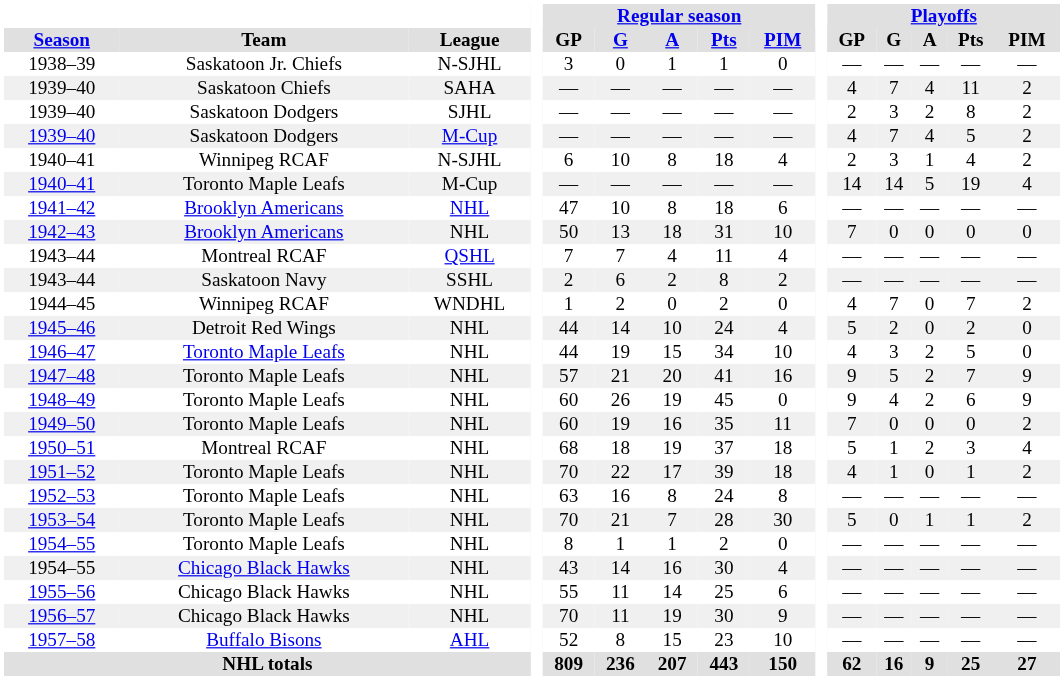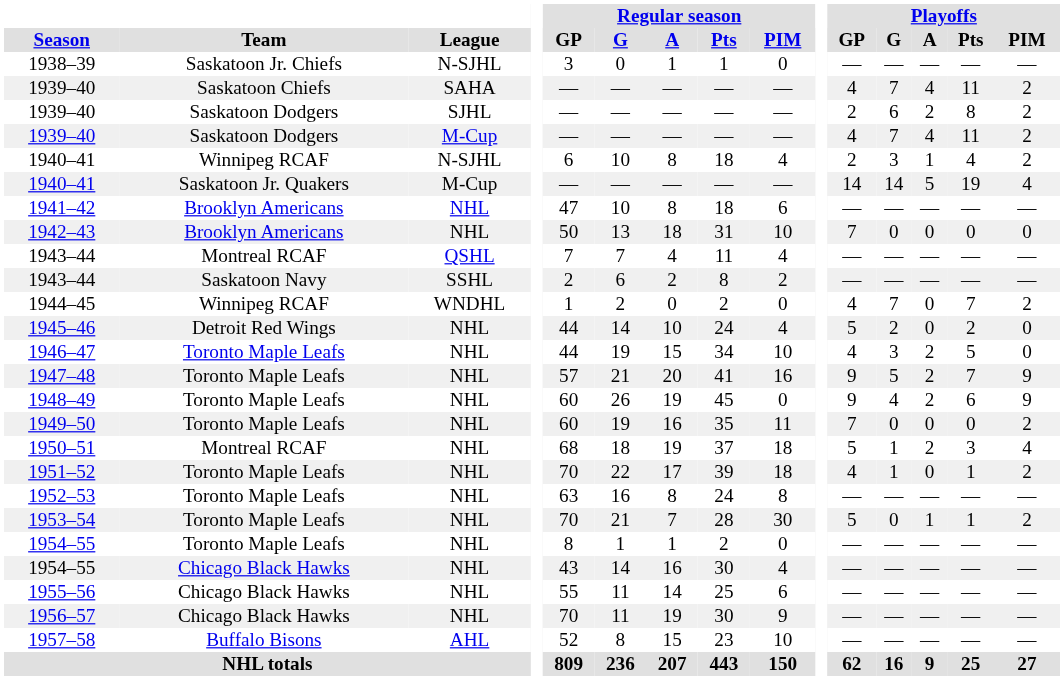(894, 111) 3 -> (894, 111) 6
(971, 135) 5 -> (971, 135) 11
(264, 183) Toronto Maple Leafs -> (264, 183) Saskatoon Jr. Quakers
